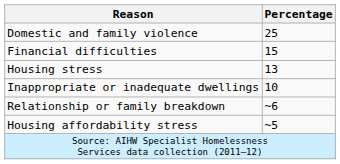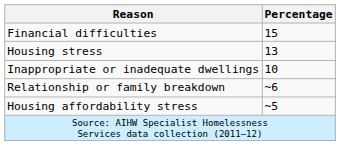- row: (103, 32)
